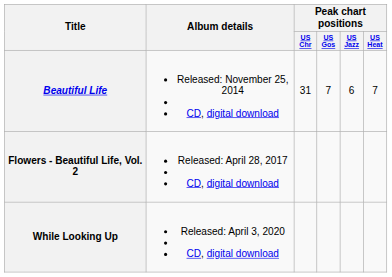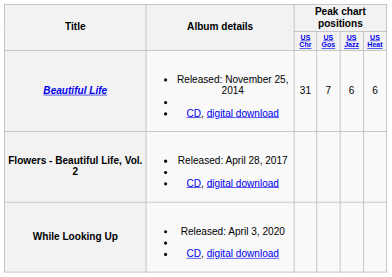(375, 91) 7 -> (375, 91) 6
